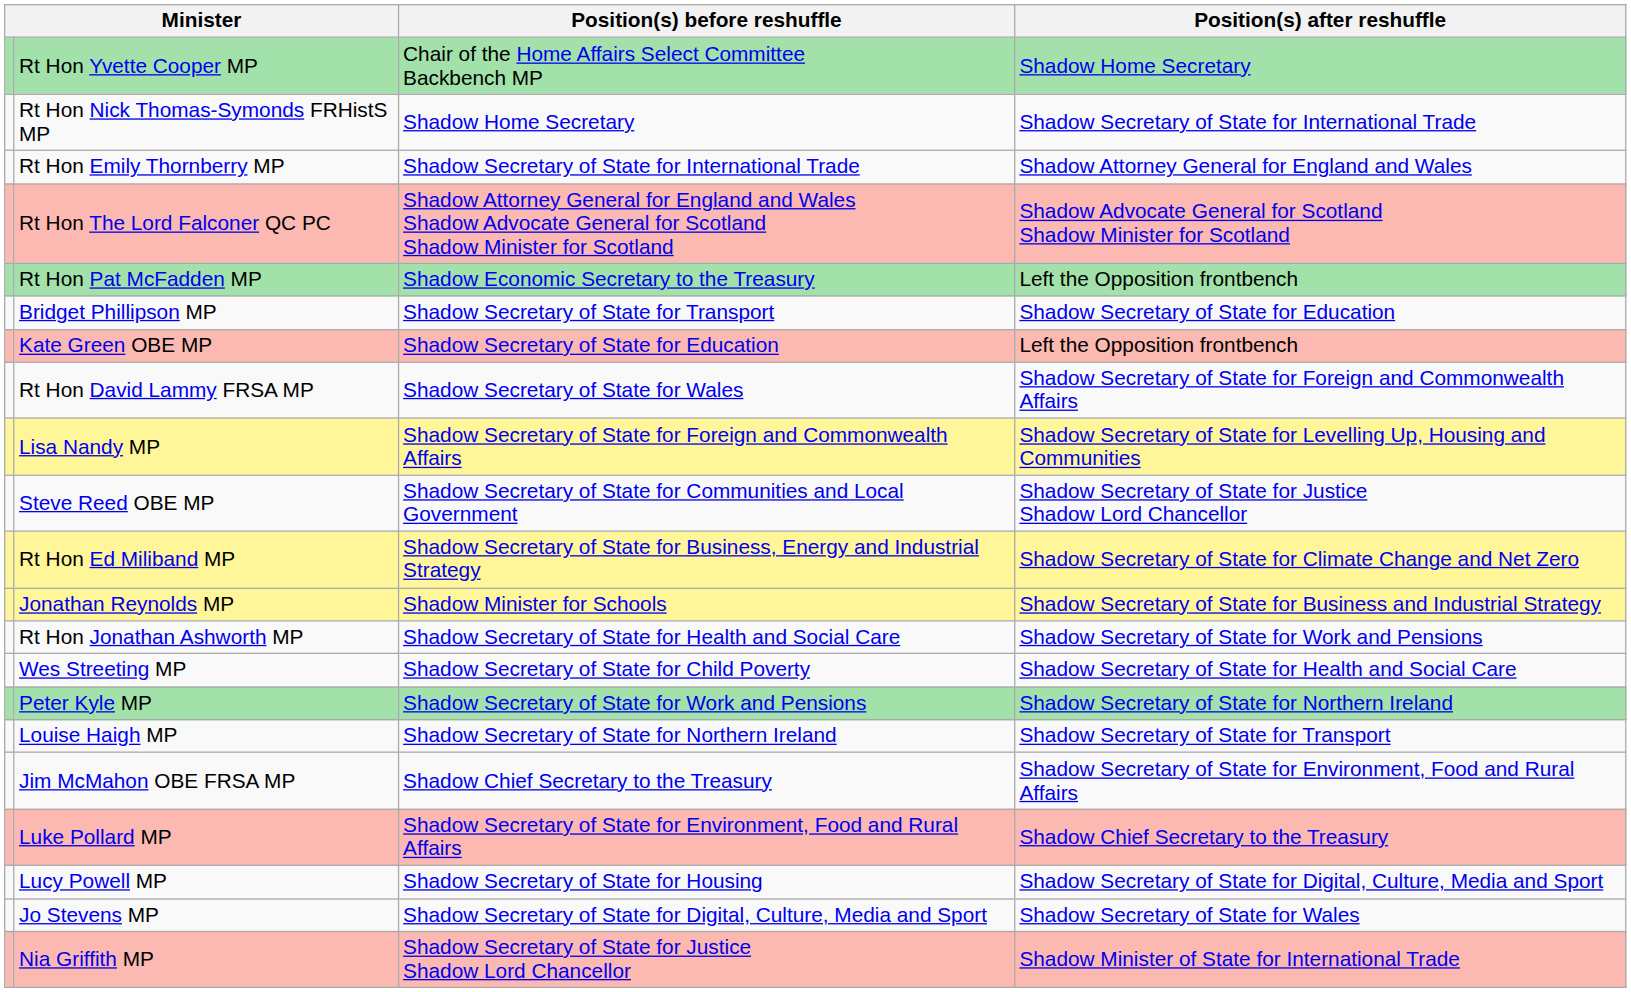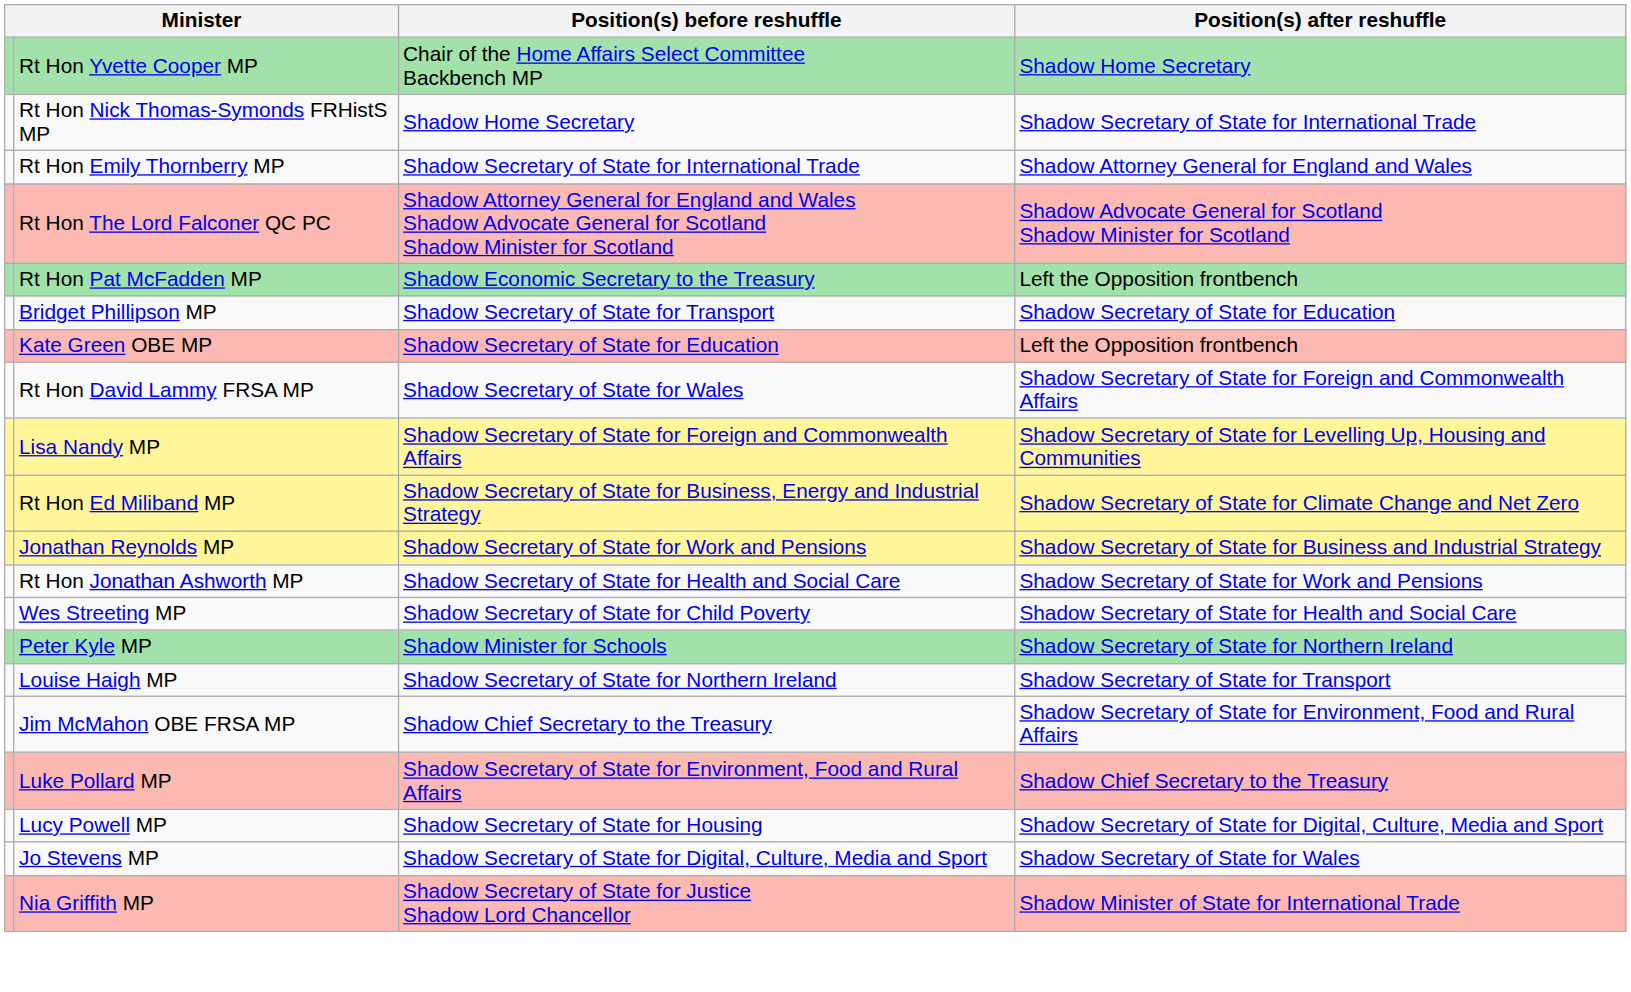- row: (117, 502)
(535, 604) Shadow Minister for Schools -> (635, 547) Shadow Secretary of State for Work and Pensions
(635, 703) Shadow Secretary of State for Work and Pensions -> (535, 646) Shadow Minister for Schools
